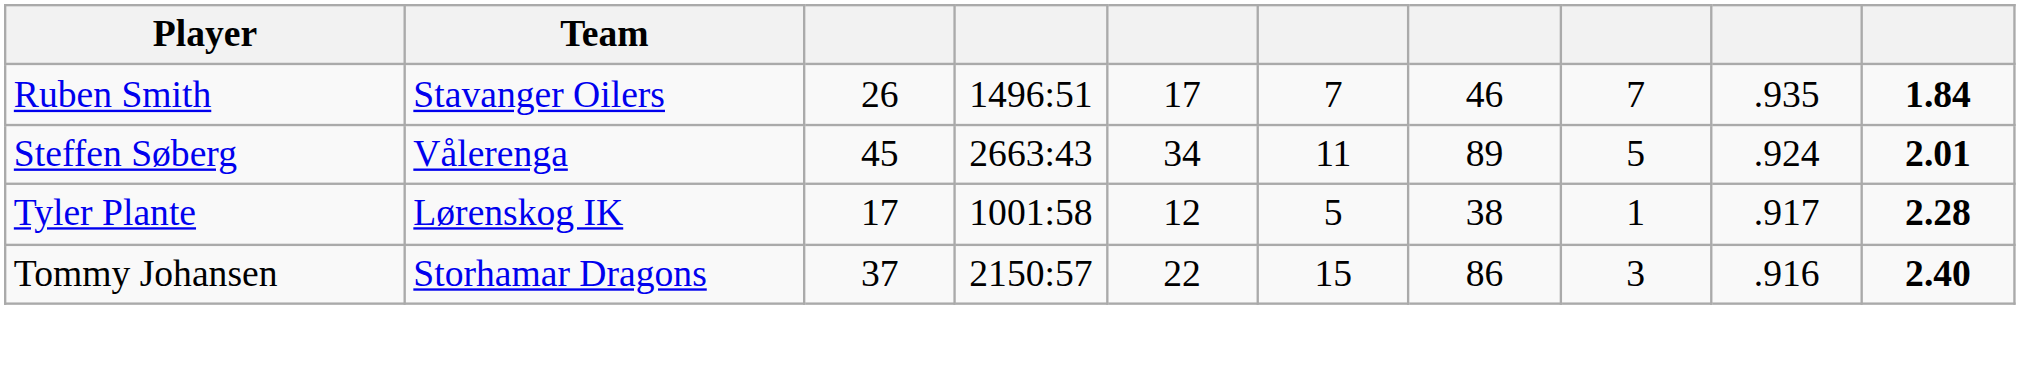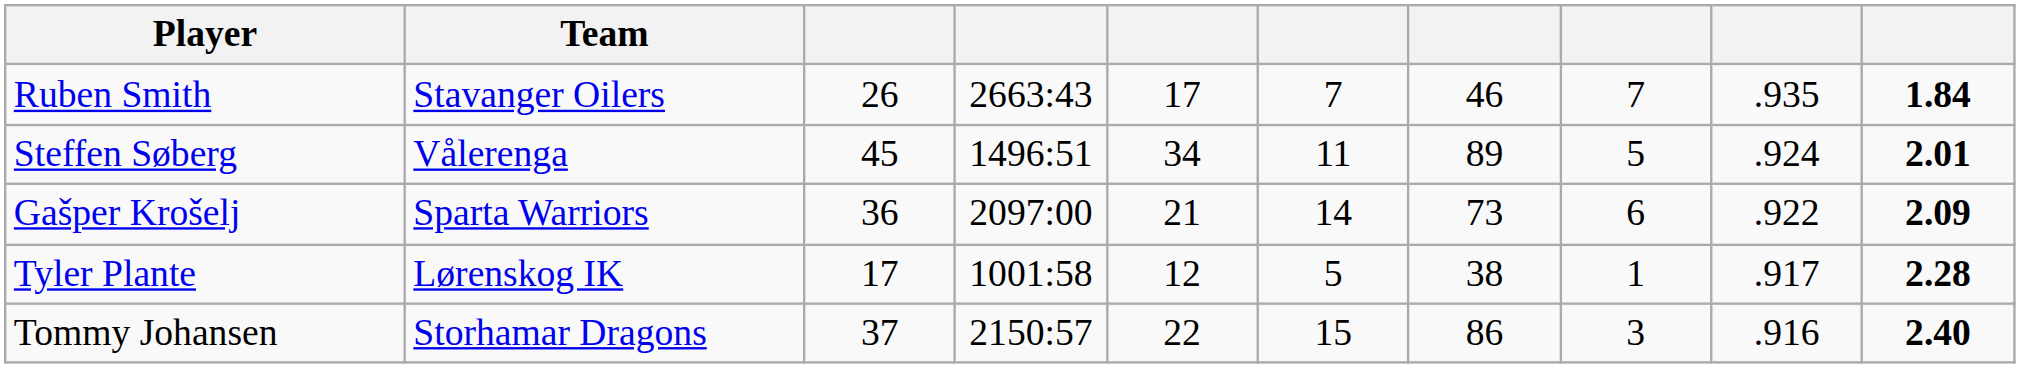(1031, 93) 1496:51 -> (1031, 93) 2663:43
(1031, 153) 2663:43 -> (1031, 153) 1496:51
+ row: (127, 213)
